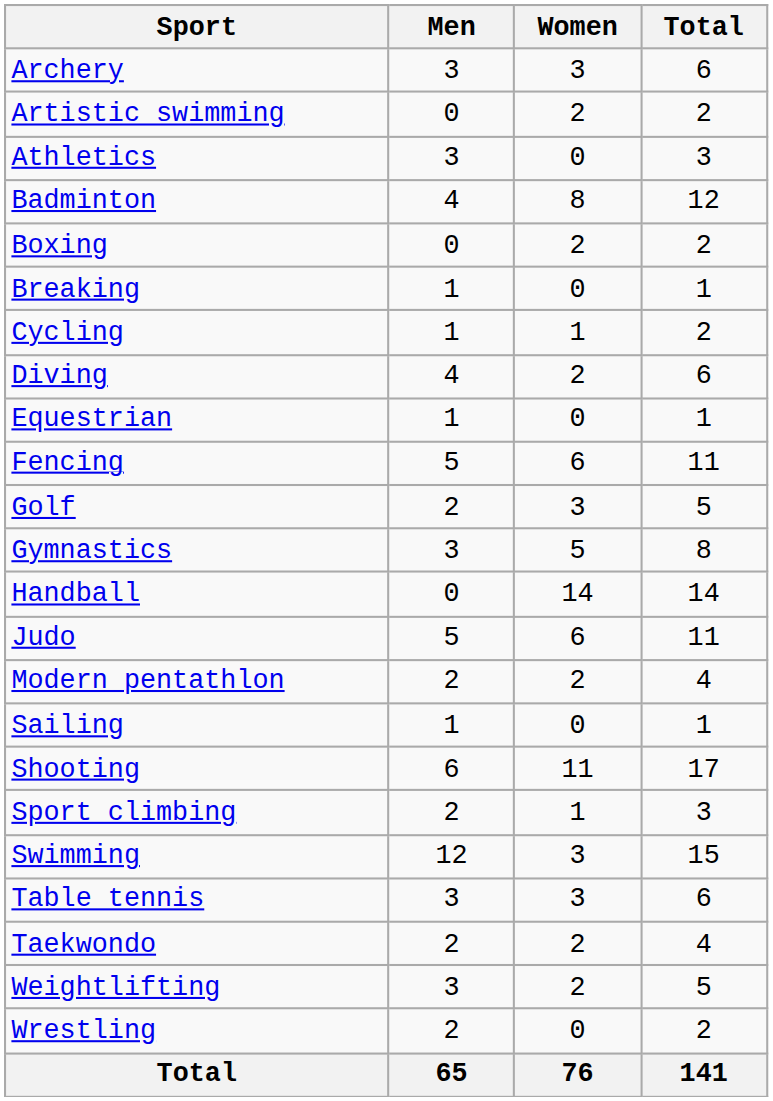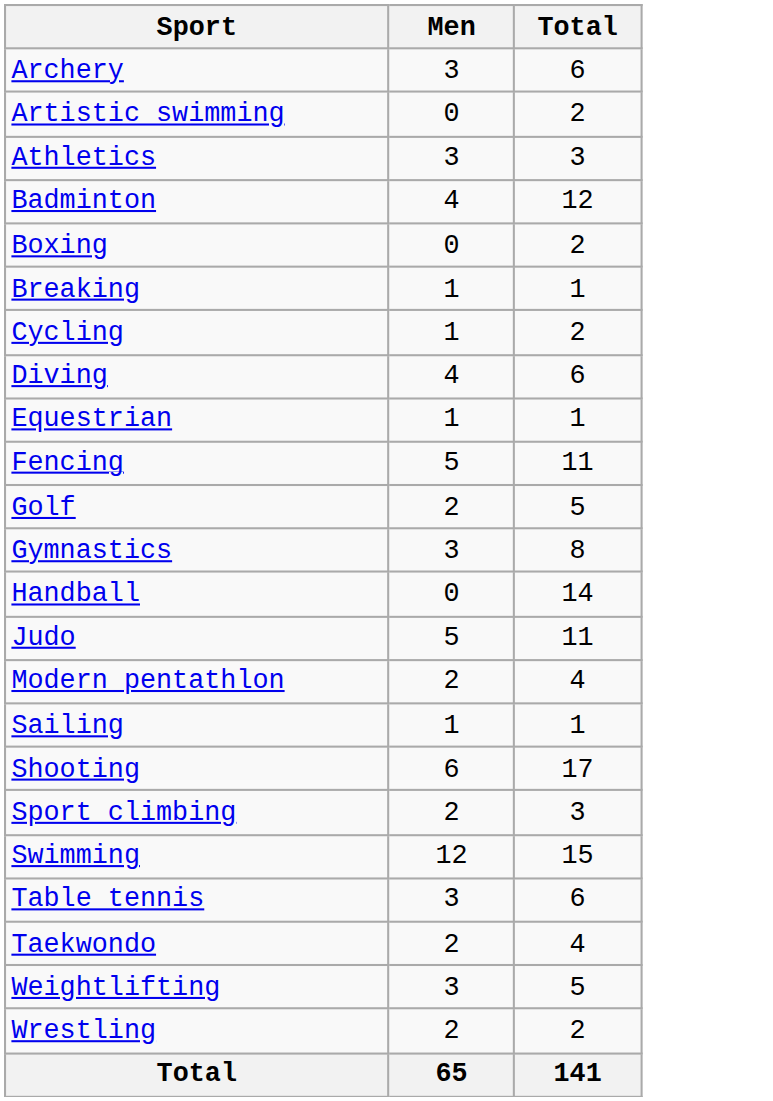- column: (578, 27)
